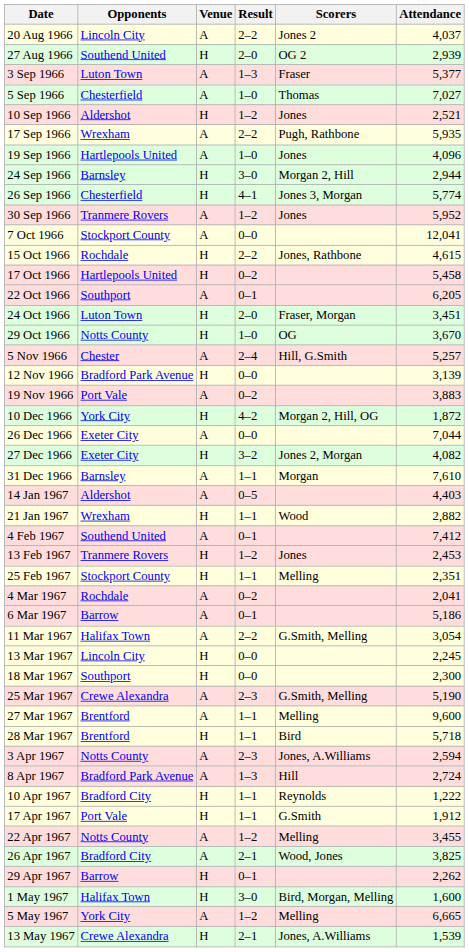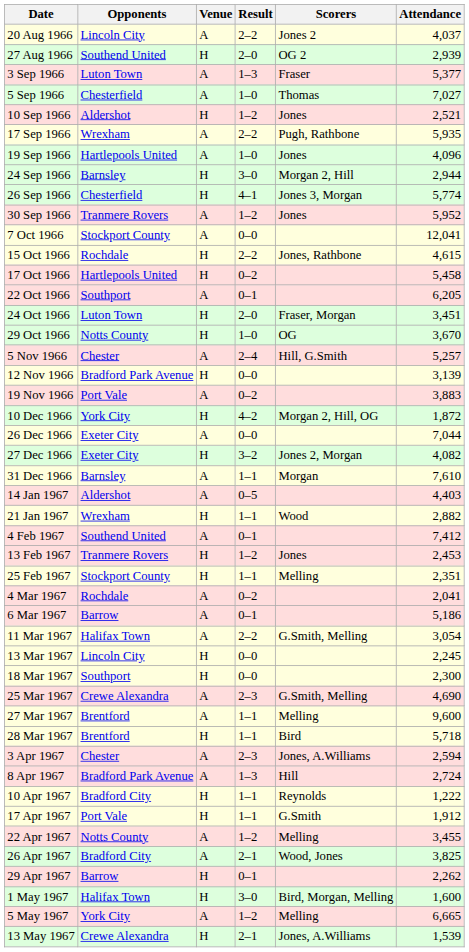(447, 696) 5,190 -> (447, 696) 4,690
(114, 756) Notts County -> (100, 756) Chester
